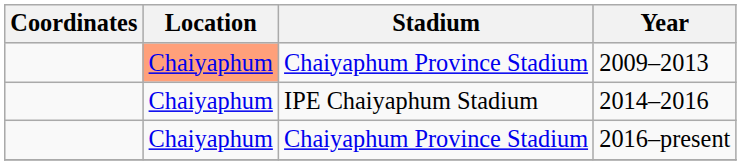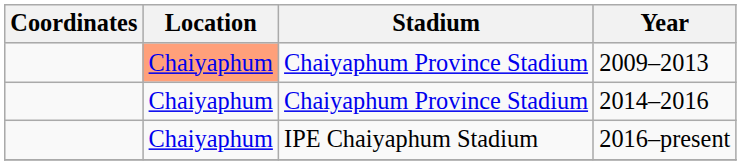(411, 100) IPE Chaiyaphum Stadium -> (436, 100) Chaiyaphum Province Stadium
(436, 139) Chaiyaphum Province Stadium -> (411, 139) IPE Chaiyaphum Stadium
